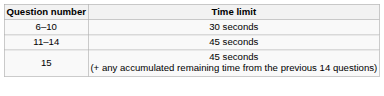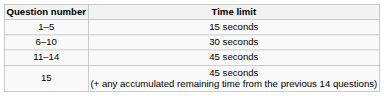+ row: (234, 27)
